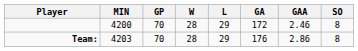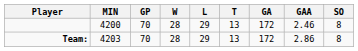+ column: (234, 11)
(259, 39) 176 -> (267, 39) 172
